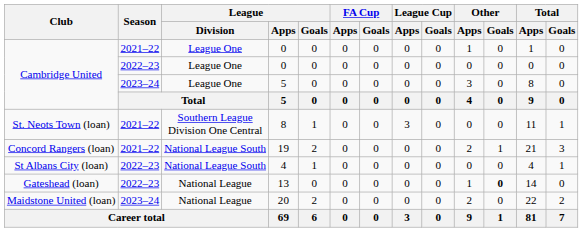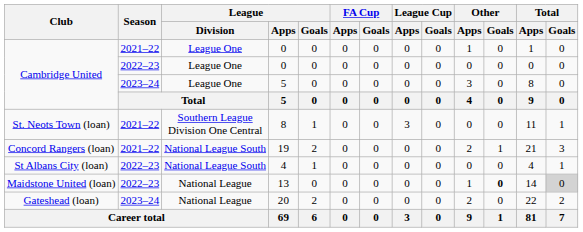(61, 183) Gateshead (loan) -> (61, 183) Maidstone United (loan)
(562, 183) no background -> (562, 183) lightgrey background
(61, 200) Maidstone United (loan) -> (61, 200) Gateshead (loan)
